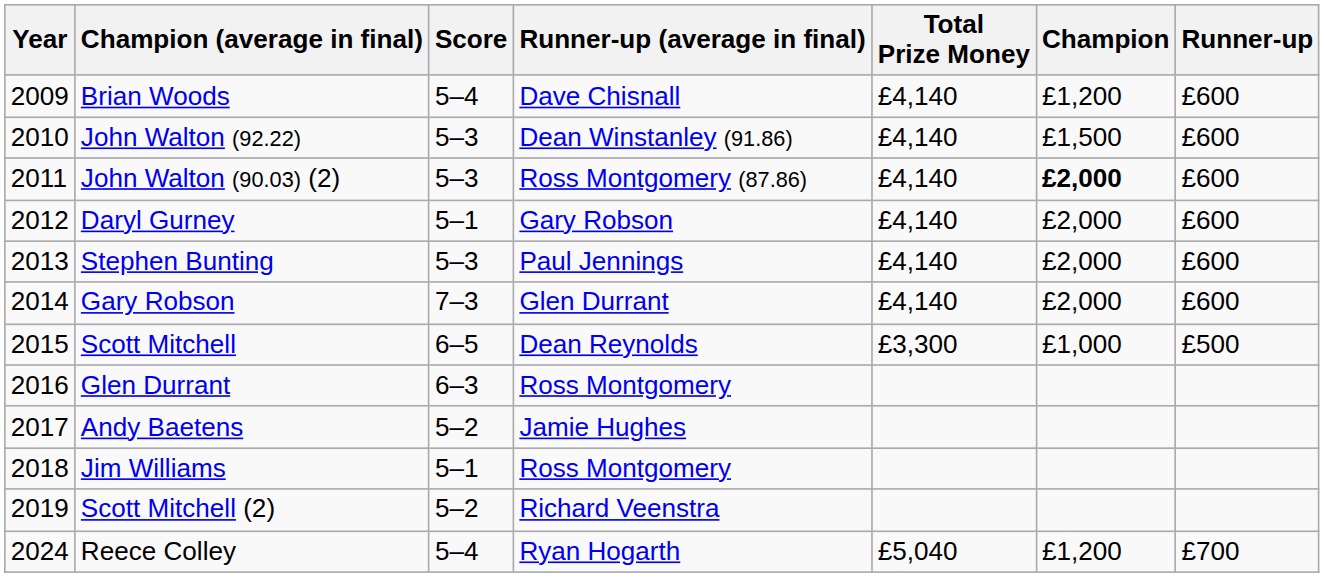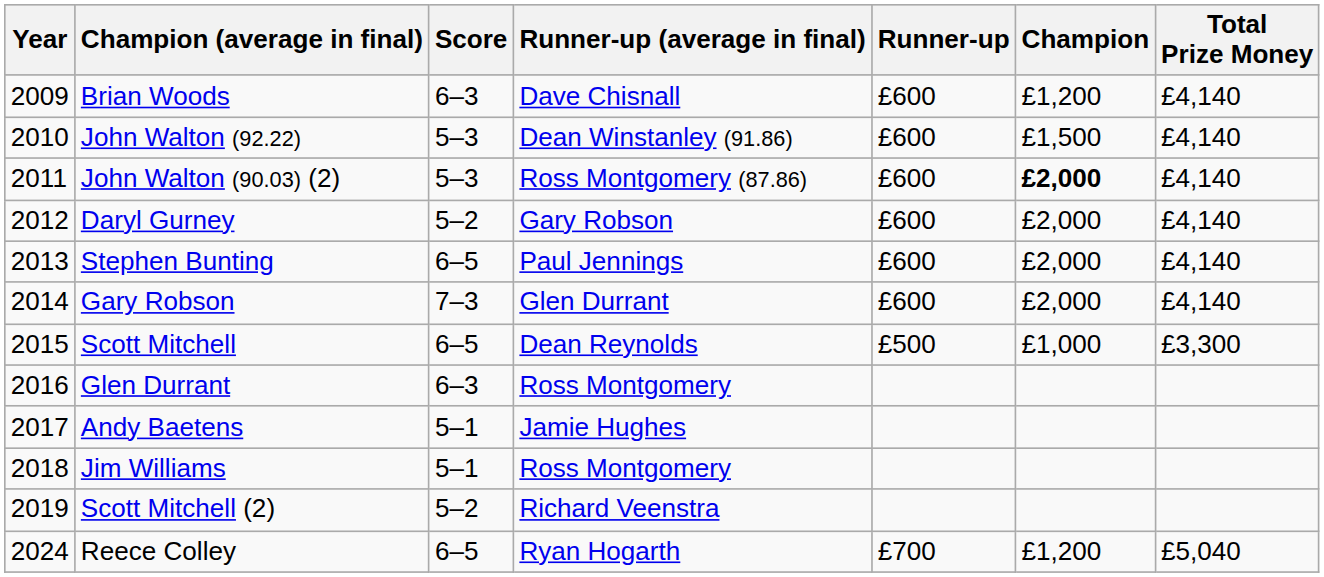columns swapped: (954, 39) <-> (1247, 39)
(457, 95) 5–4 -> (457, 95) 6–3
(457, 219) 5–1 -> (457, 219) 5–2
(457, 261) 5–3 -> (457, 261) 6–5
(457, 426) 5–2 -> (457, 426) 5–1
(457, 550) 5–4 -> (457, 550) 6–5
